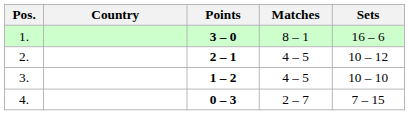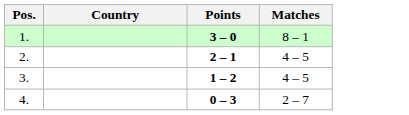- column: (368, 15)
